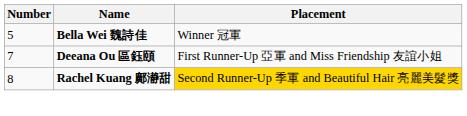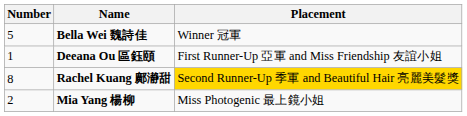(10, 56) 7 -> (10, 56) 1
+ row: (96, 100)
